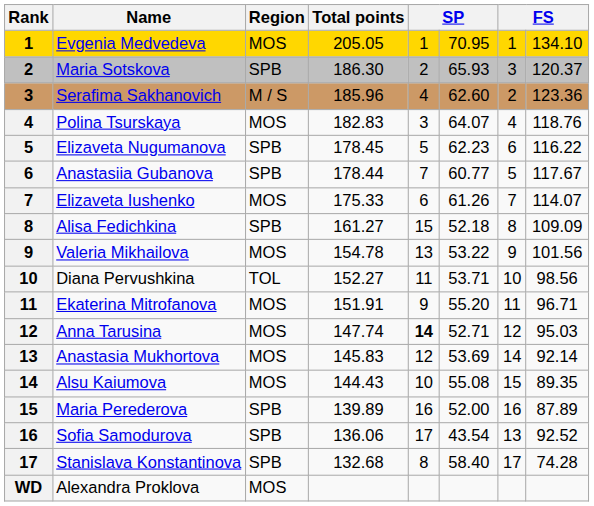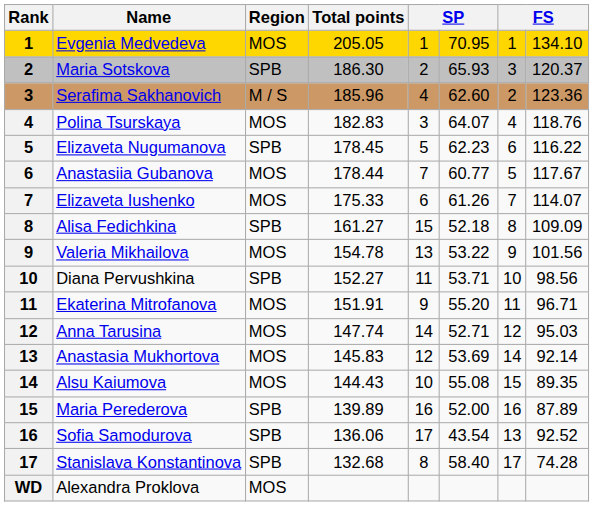(265, 174) SPB -> (268, 174) MOS
(265, 278) TOL -> (265, 278) SPB
(424, 331) bold -> (424, 331) normal
